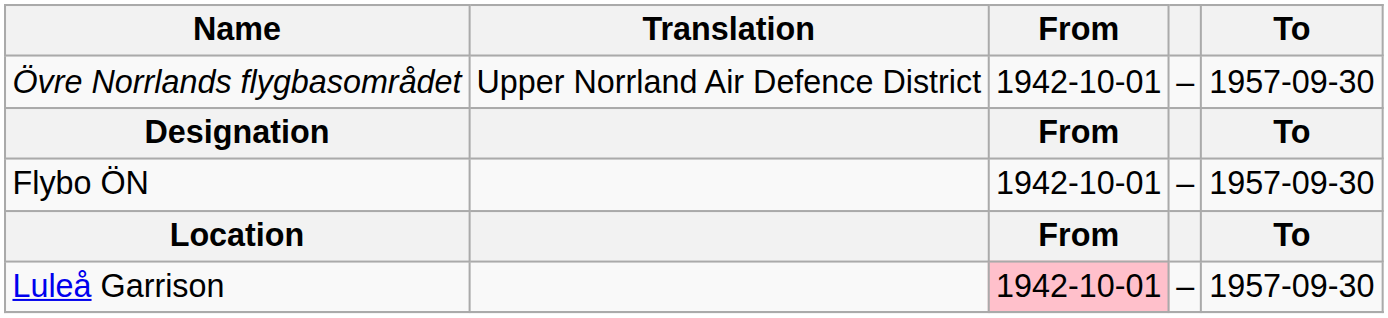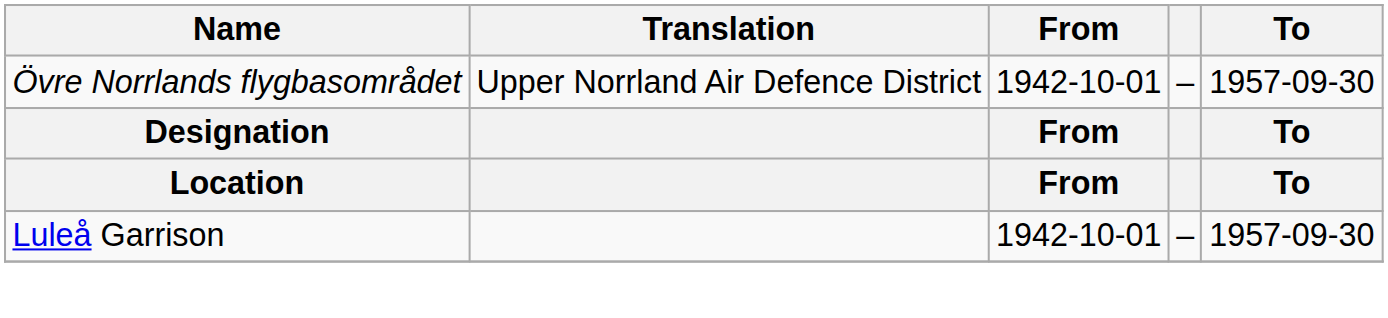- row: (81, 183)
(1079, 286) pink background -> (1079, 235) no background
